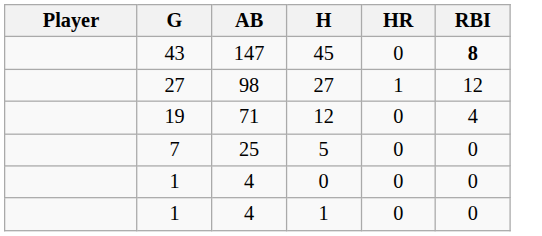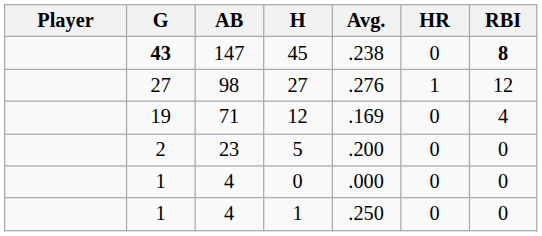+ column: (366, 20)
(175, 52) normal -> (161, 52) bold
(175, 149) 7 -> (161, 149) 2
(249, 149) 25 -> (229, 149) 23
